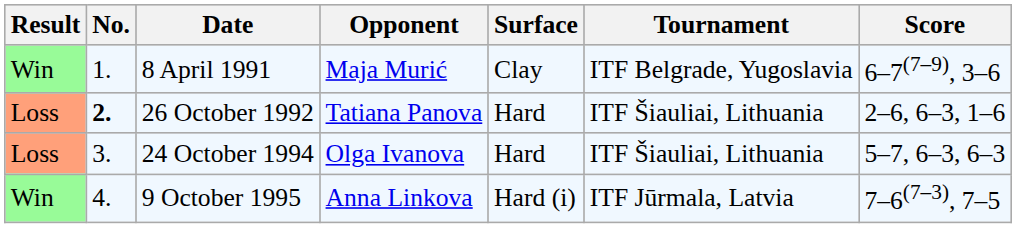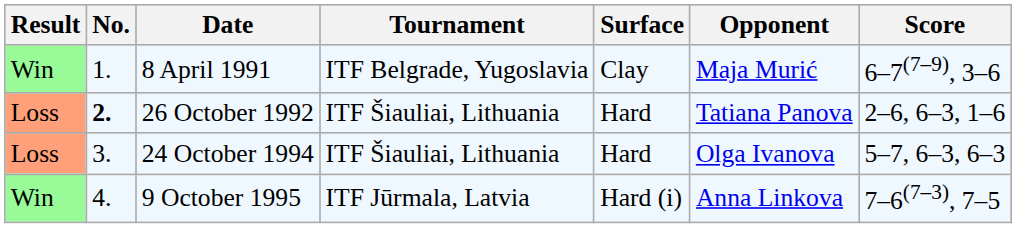columns swapped: (721, 24) <-> (404, 24)
